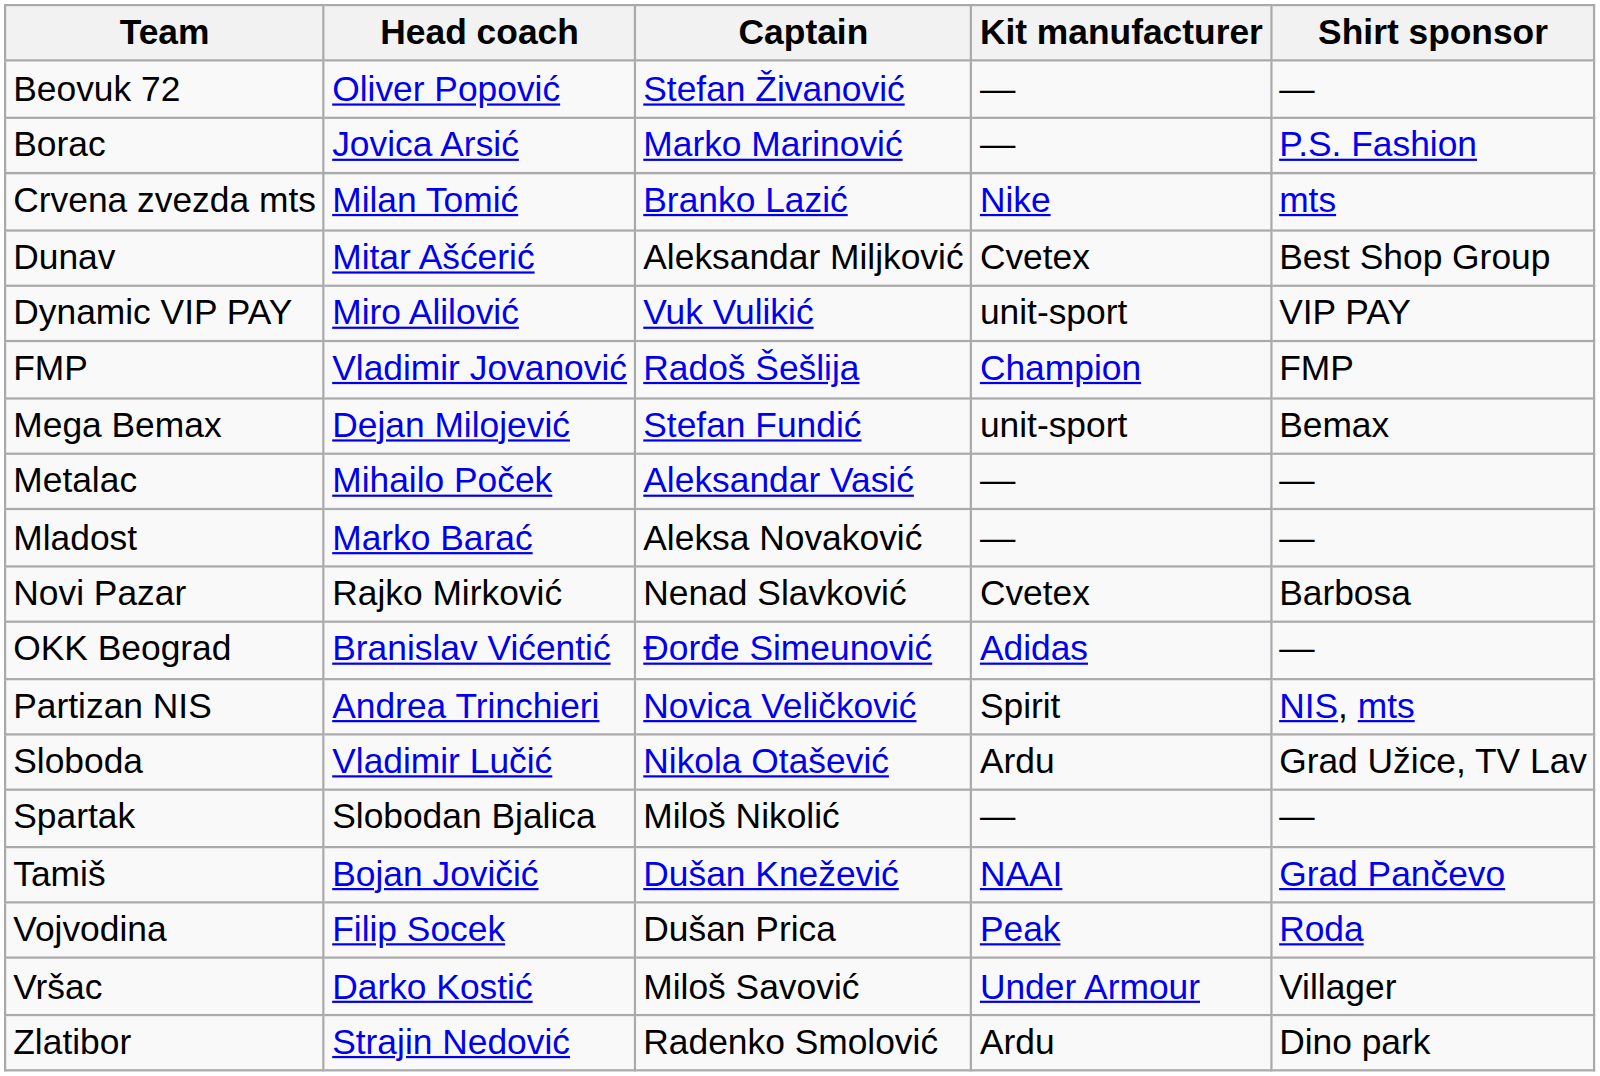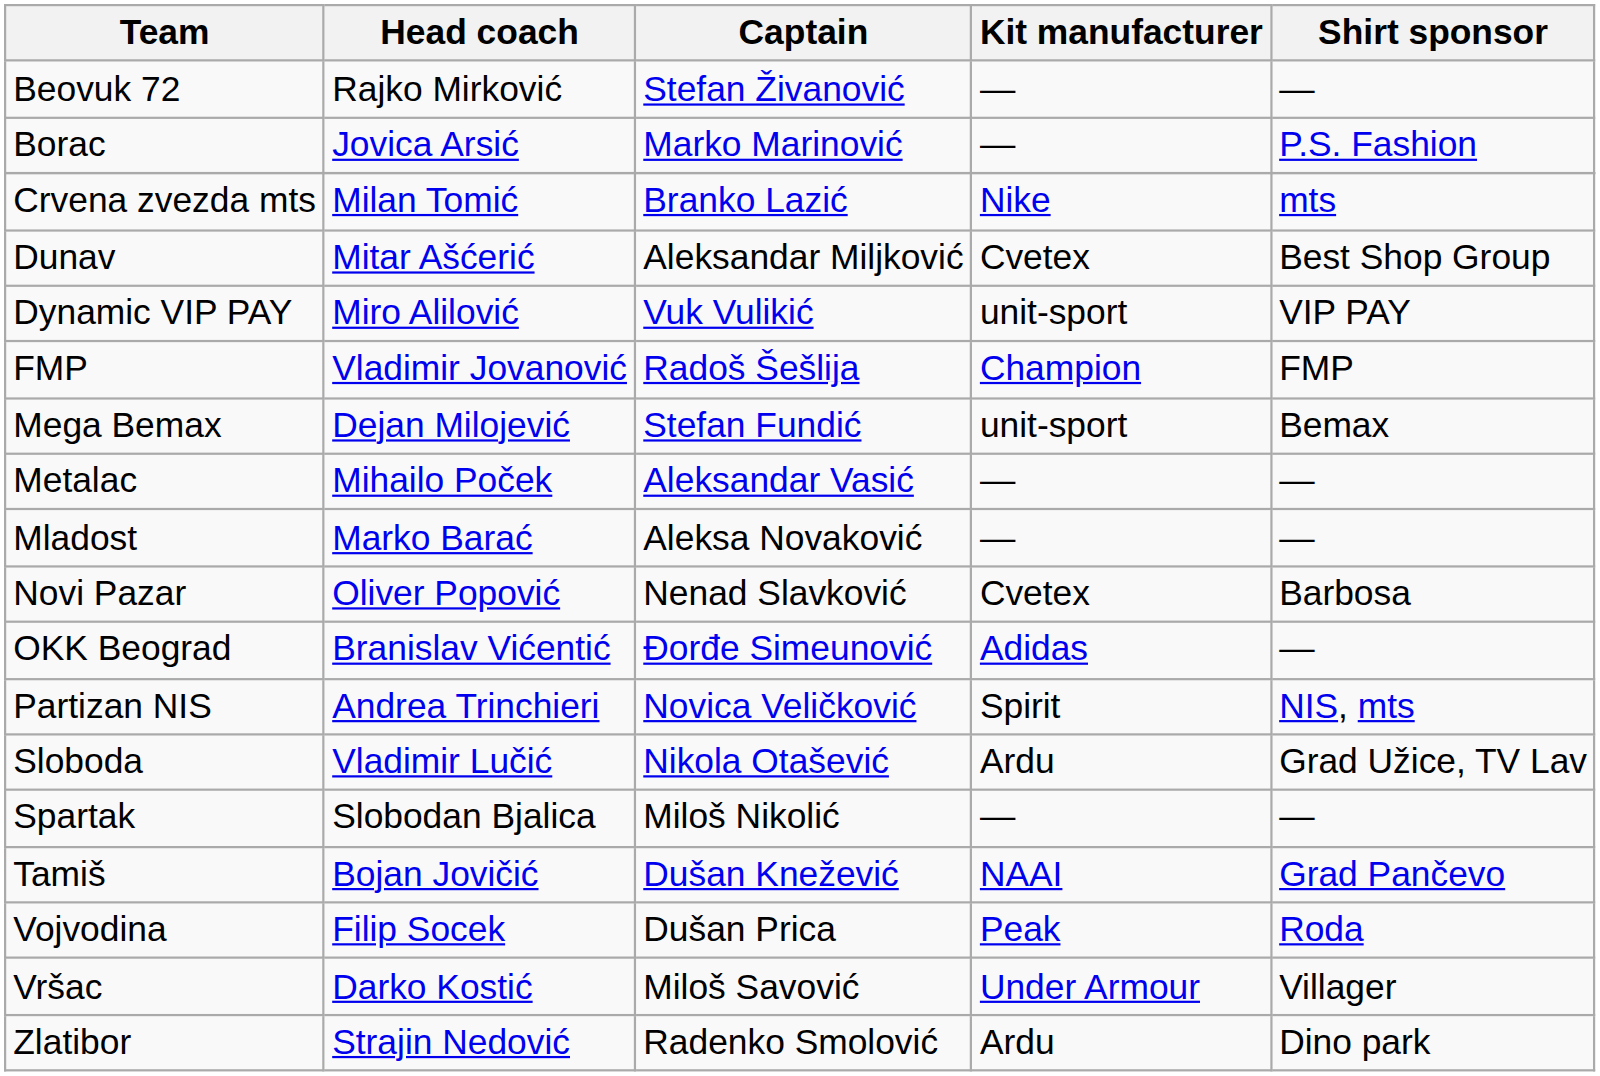(446, 88) Oliver Popović -> (447, 88) Rajko Mirković
(447, 593) Rajko Mirković -> (446, 593) Oliver Popović
